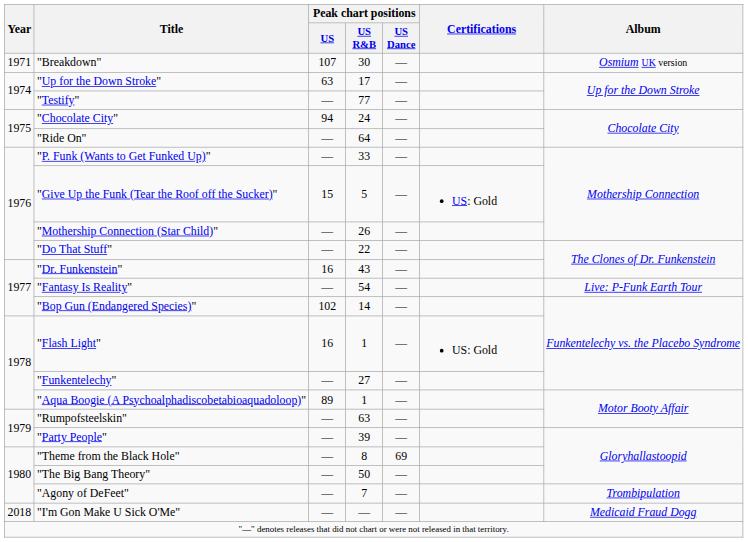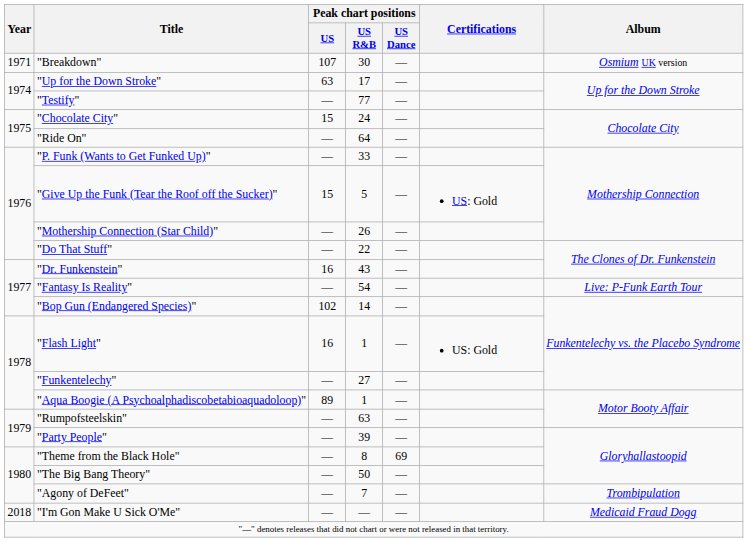(327, 119) 94 -> (327, 119) 15
